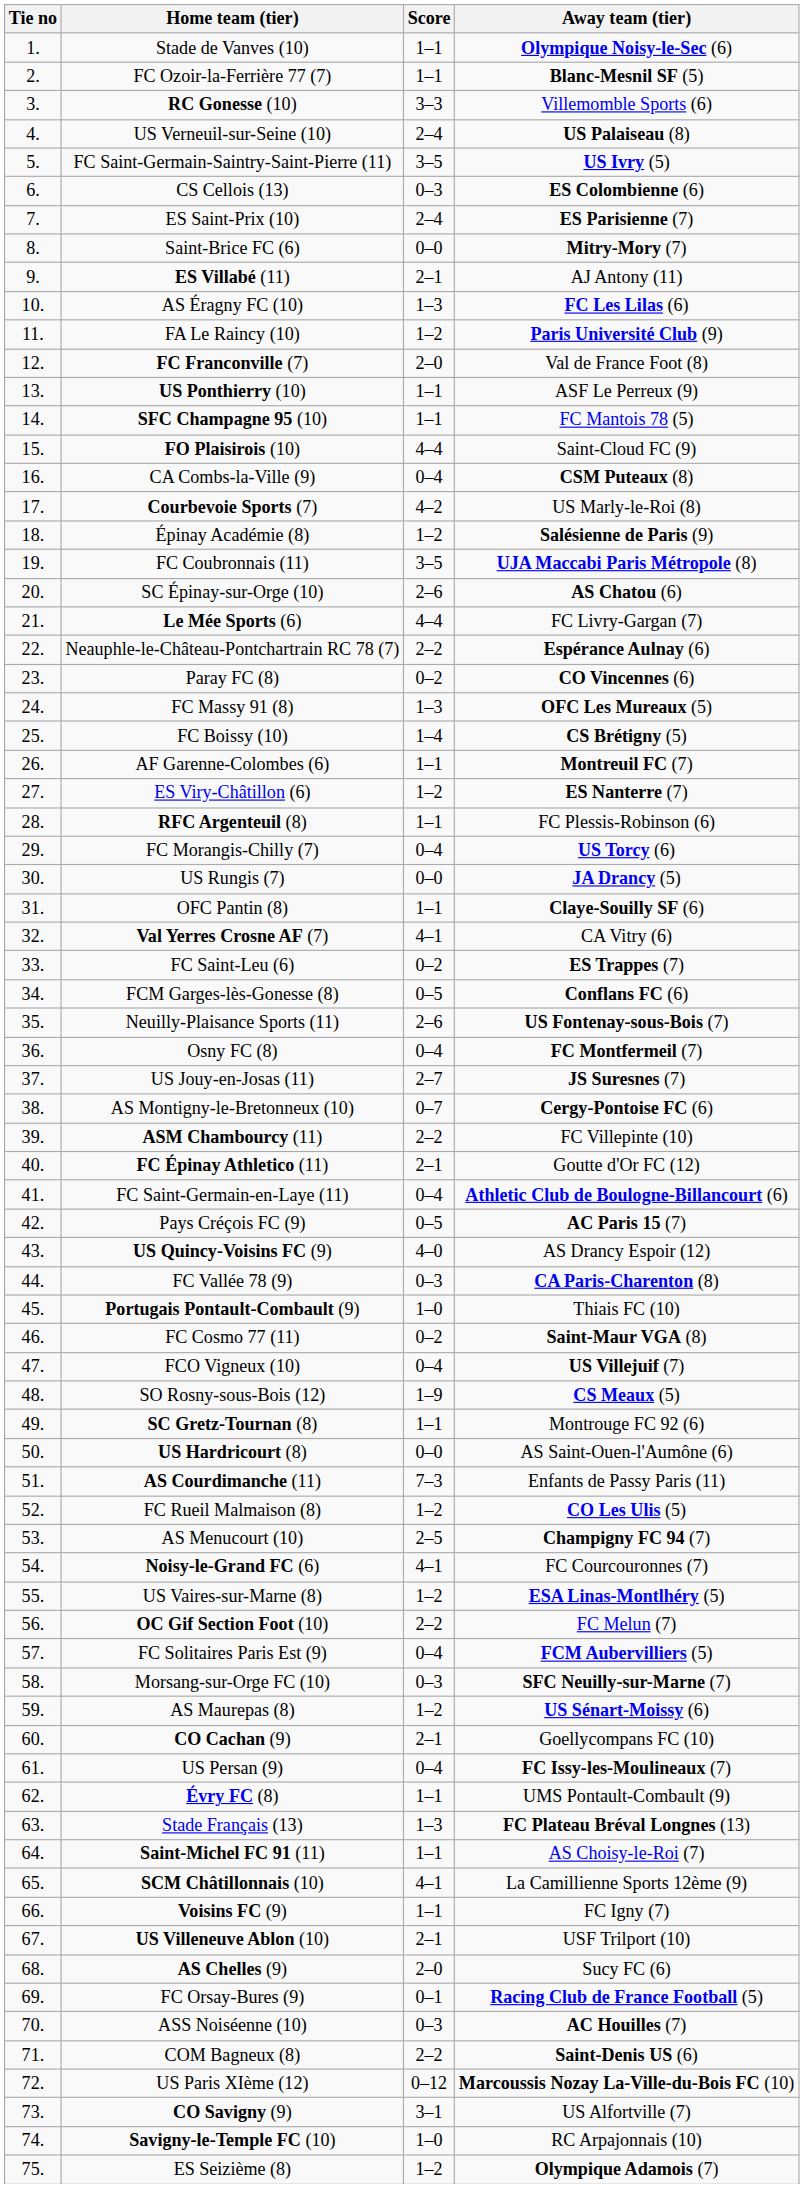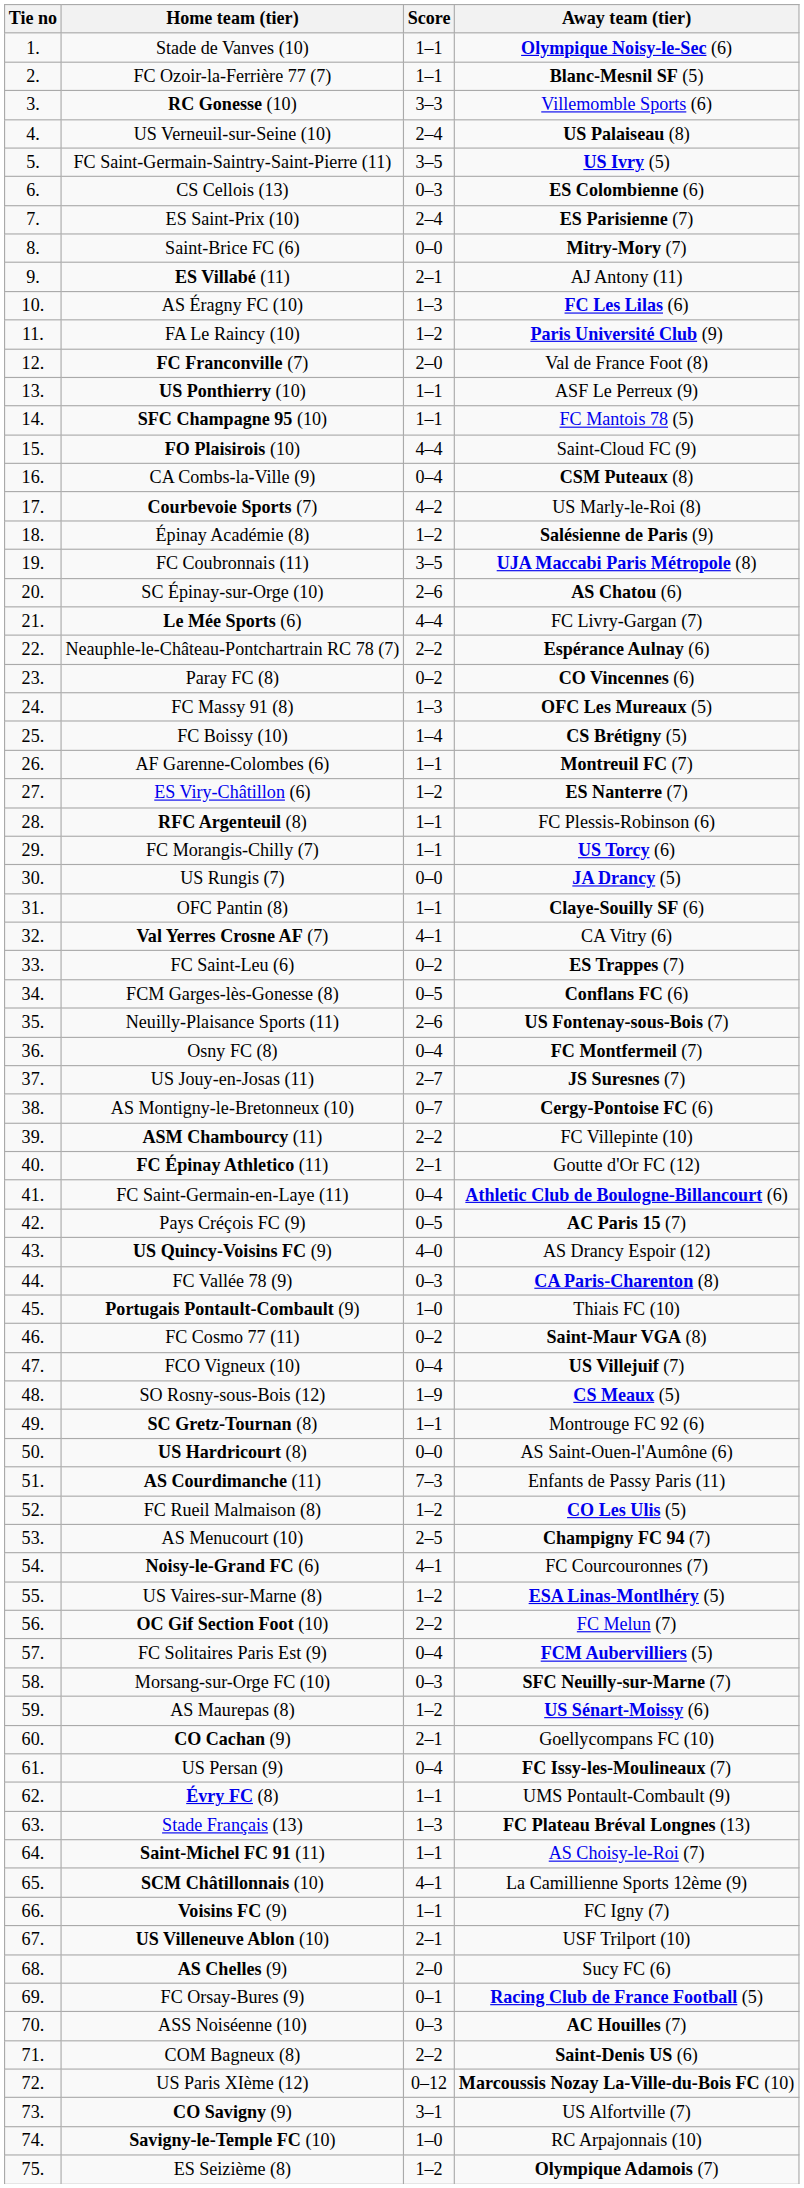(429, 850) 0–4 -> (429, 850) 1–1
